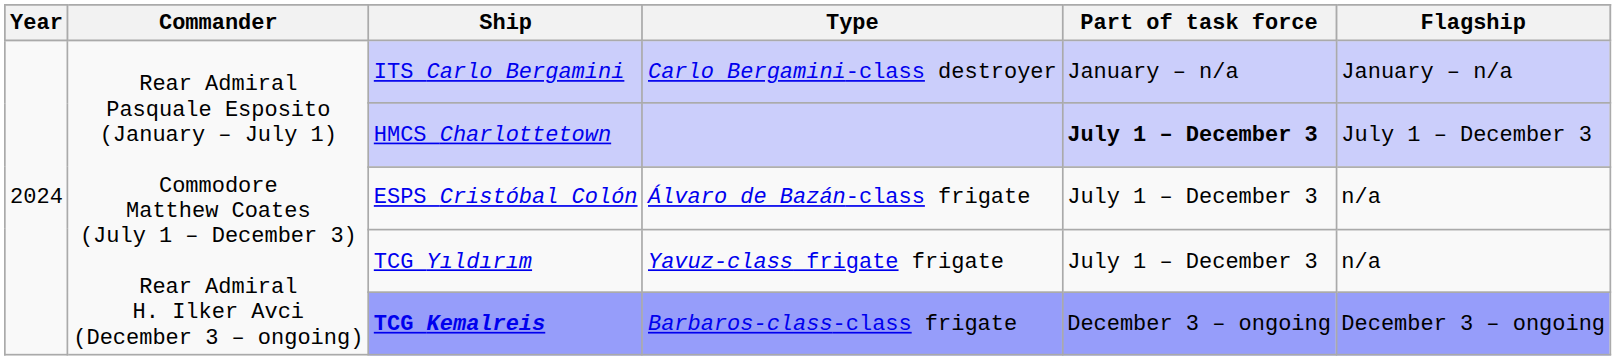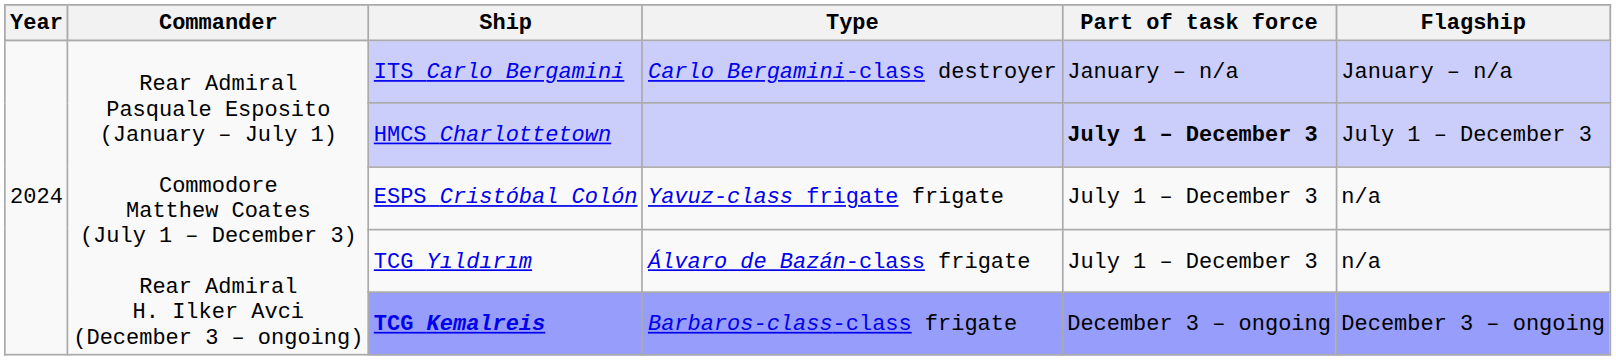(839, 198) Álvaro de Bazán-class frigate -> (826, 198) Yavuz-class frigate frigate
(826, 261) Yavuz-class frigate frigate -> (839, 261) Álvaro de Bazán-class frigate
